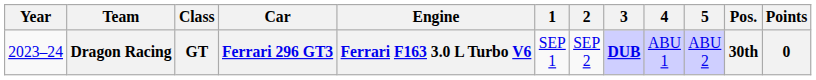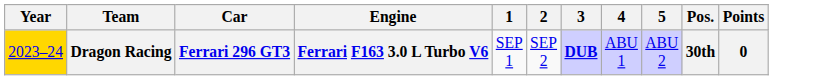- column: (197, 16)
(36, 51) no background -> (36, 51) gold background
